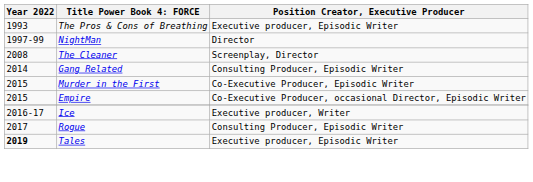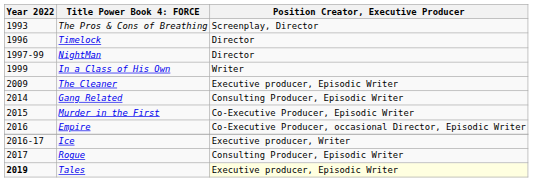(305, 26) Executive producer, Episodic Writer -> (265, 26) Screenplay, Director
+ row: (80, 40)
+ row: (114, 69)
(17, 55) 2008 -> (17, 84) 2009
(265, 55) Screenplay, Director -> (305, 84) Executive producer, Episodic Writer
(17, 98) 2015 -> (17, 127) 2016
(305, 141) no background -> (305, 170) lightyellow background
